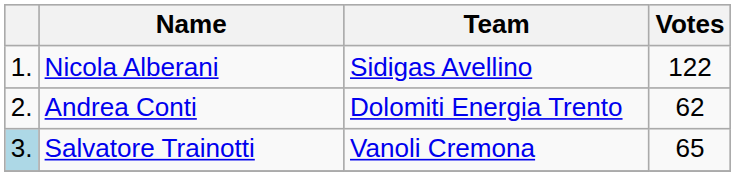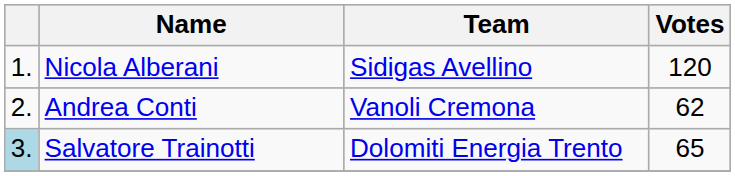(690, 66) 122 -> (690, 66) 120
(486, 107) Dolomiti Energia Trento -> (443, 107) Vanoli Cremona
(443, 149) Vanoli Cremona -> (486, 149) Dolomiti Energia Trento
